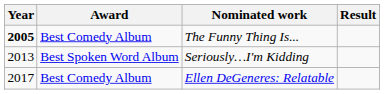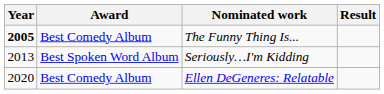(21, 78) 2017 -> (21, 78) 2020
